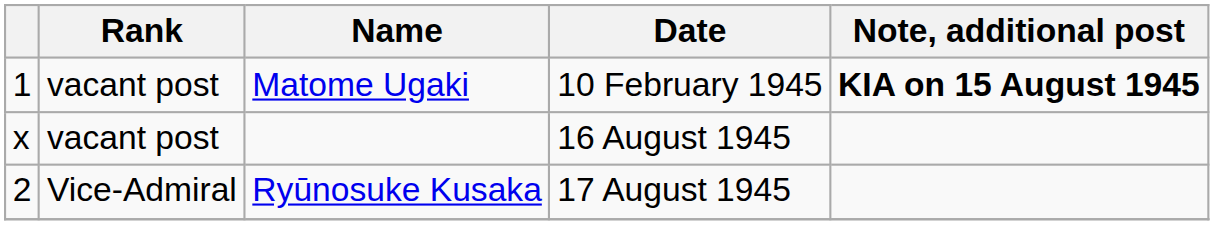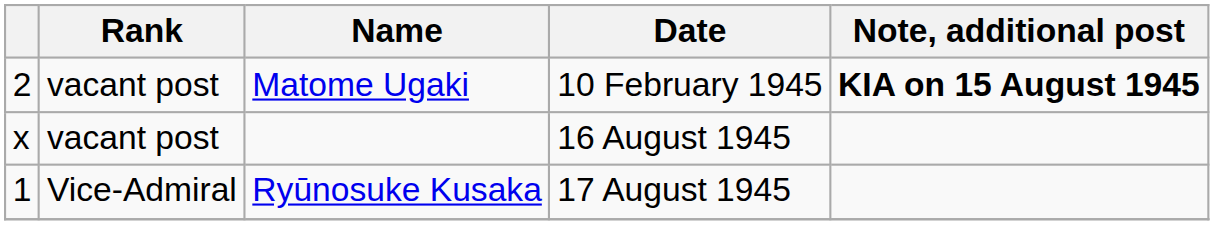(22, 84) 1 -> (22, 84) 2
(22, 191) 2 -> (22, 191) 1
